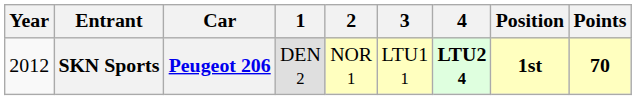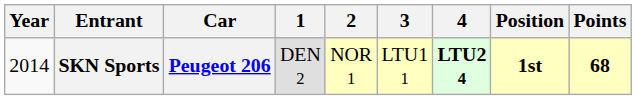(29, 65) 2012 -> (29, 65) 2014
(600, 65) 70 -> (600, 65) 68
